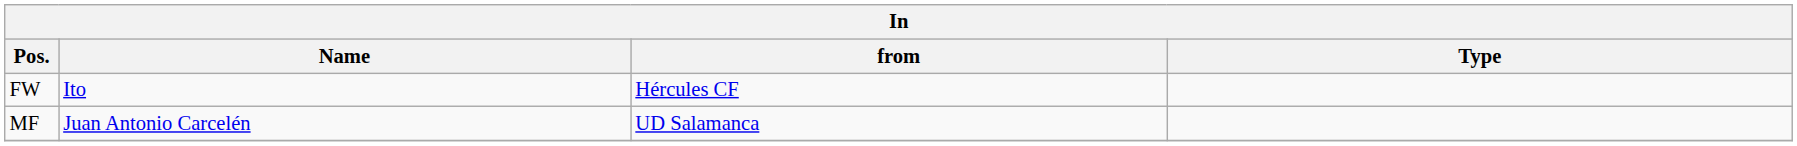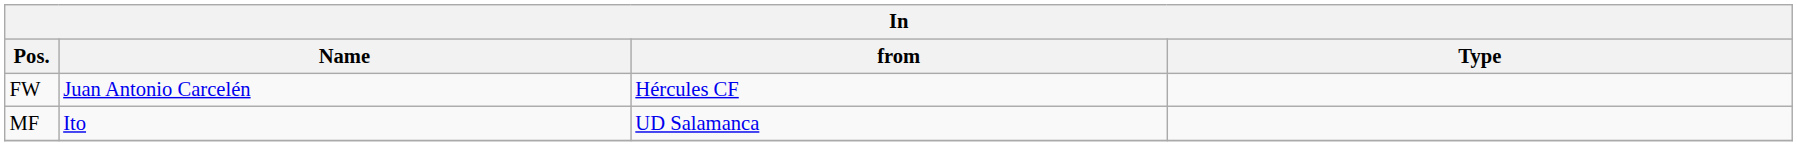(75, 89) Ito -> (157, 89) Juan Antonio Carcelén
(157, 123) Juan Antonio Carcelén -> (75, 123) Ito
